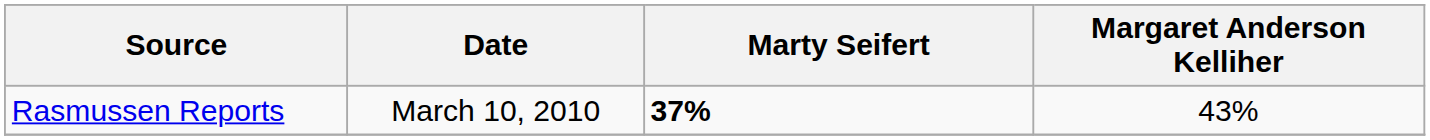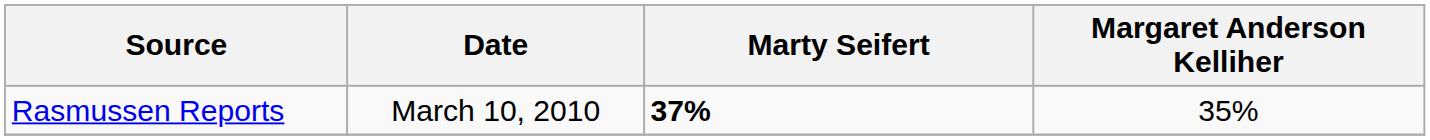(1228, 109) 43% -> (1228, 109) 35%
